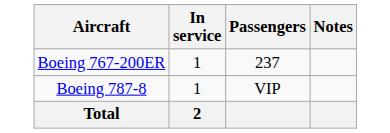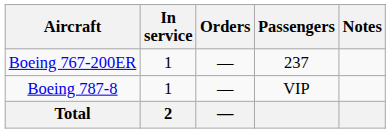+ column: (225, 26)
